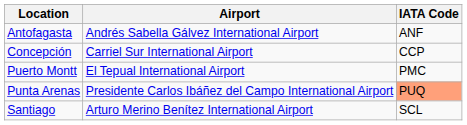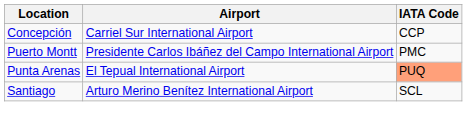- row: (40, 33)
(165, 71) El Tepual International Airport -> (240, 52) Presidente Carlos Ibáñez del Campo International Airport
(240, 91) Presidente Carlos Ibáñez del Campo International Airport -> (165, 71) El Tepual International Airport
